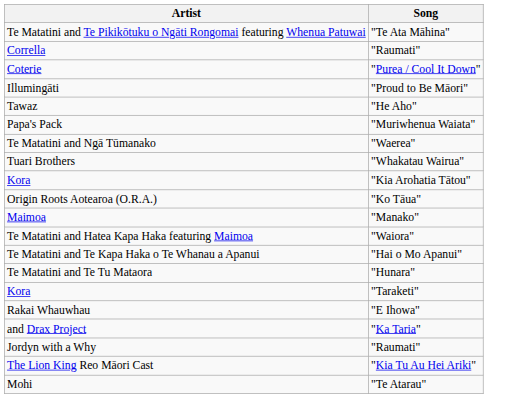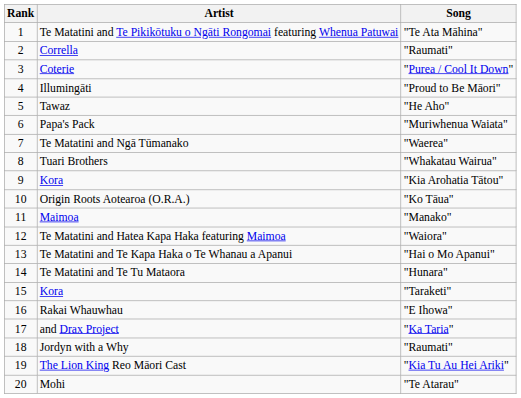+ column: (21, 13)
